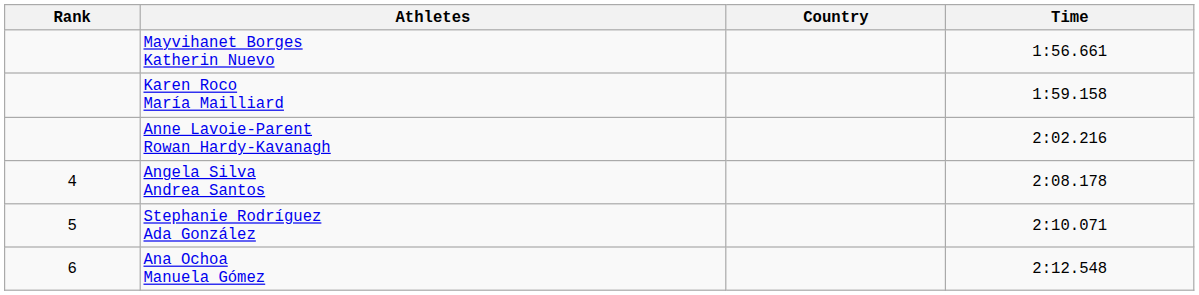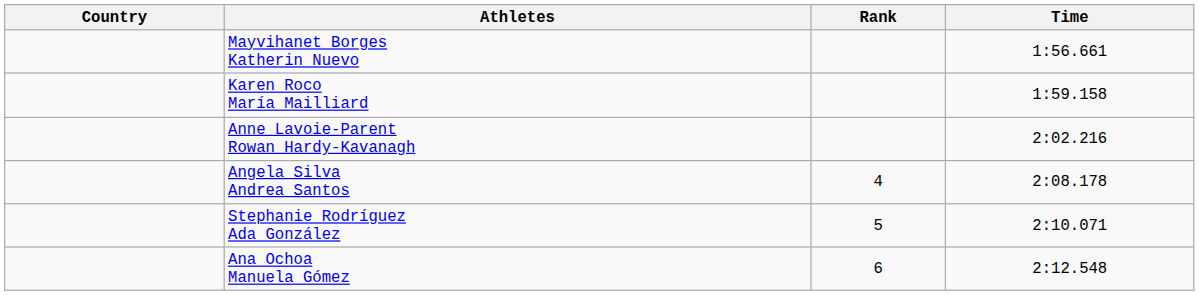columns swapped: (72, 17) <-> (836, 17)
